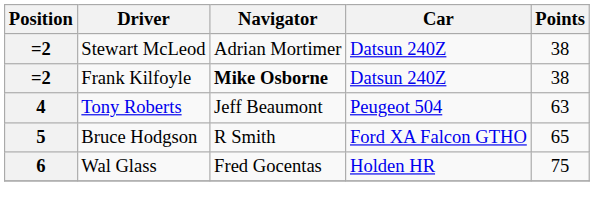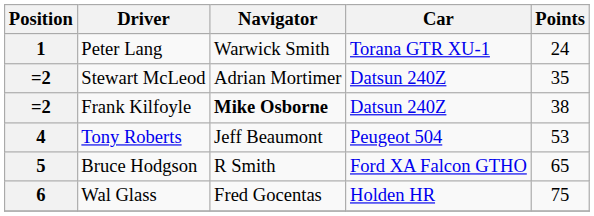+ row: (122, 48)
(560, 48) 38 -> (560, 78) 35
(560, 107) 63 -> (560, 136) 53
